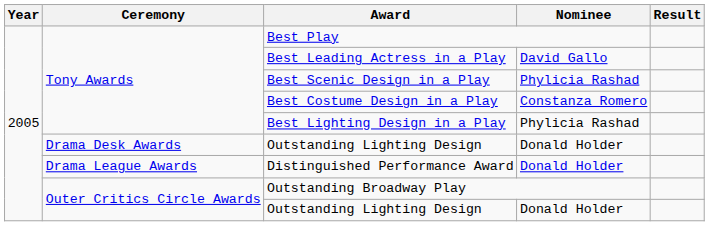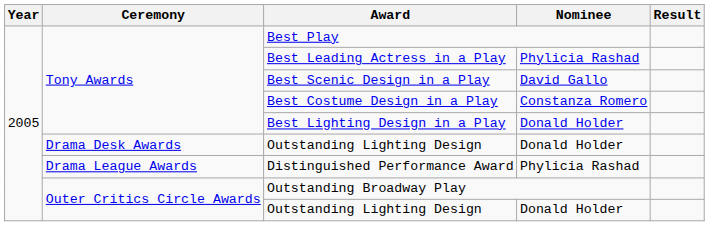(564, 59) David Gallo -> (580, 59) Phylicia Rashad
(580, 80) Phylicia Rashad -> (564, 80) David Gallo
(580, 123) Phylicia Rashad -> (572, 123) Donald Holder
(572, 167) Donald Holder -> (580, 167) Phylicia Rashad
